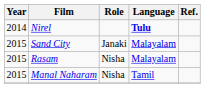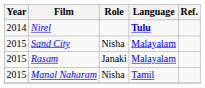(114, 43) Janaki -> (113, 43) Nisha
(113, 59) Nisha -> (114, 59) Janaki
